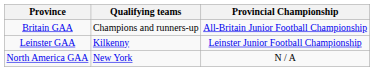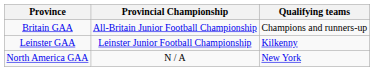columns swapped: (285, 12) <-> (146, 12)
